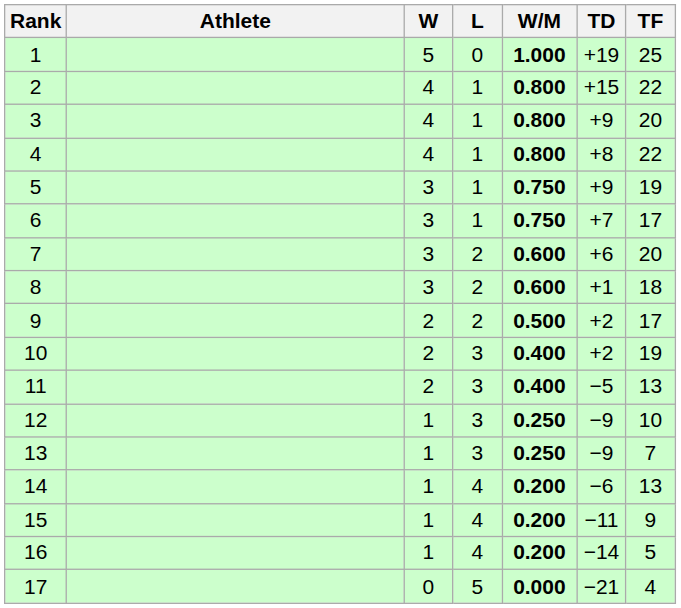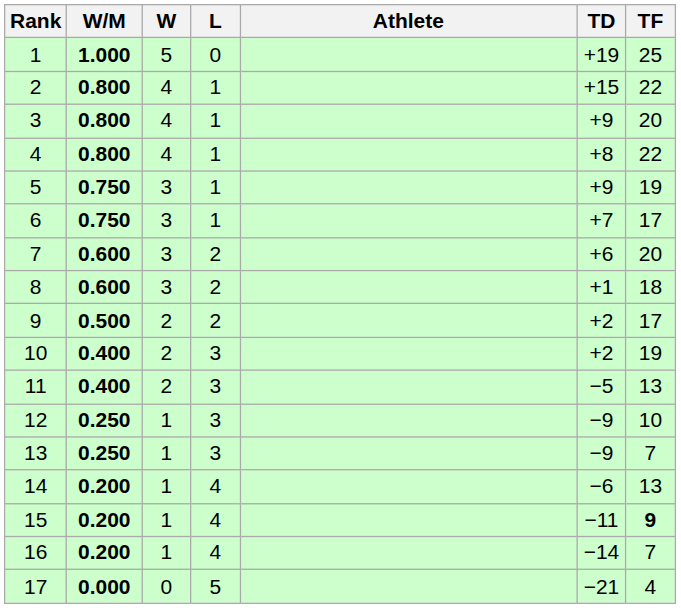columns swapped: (235, 21) <-> (539, 21)
(650, 519) normal -> (650, 519) bold
(650, 552) 5 -> (650, 552) 7
